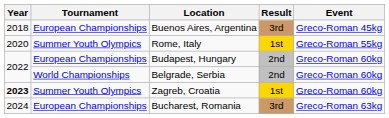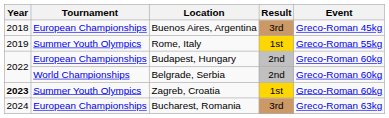(18, 44) 2020 -> (18, 44) 2019
